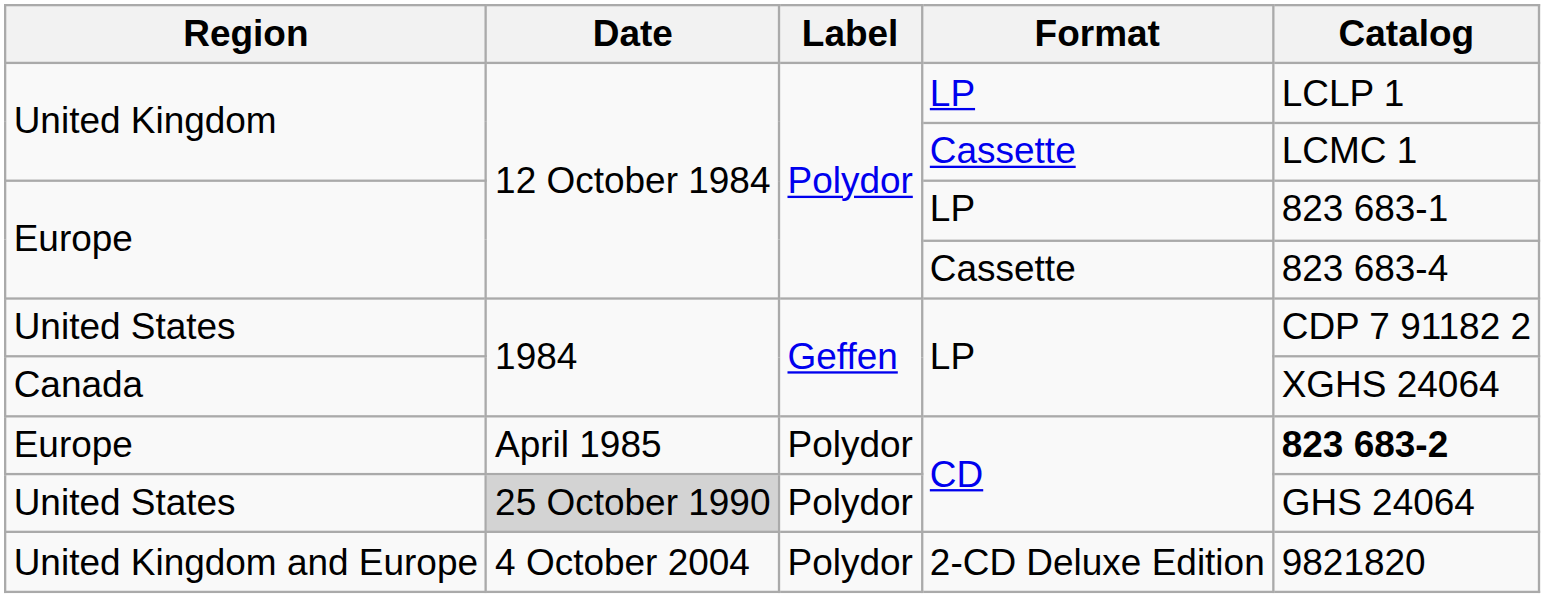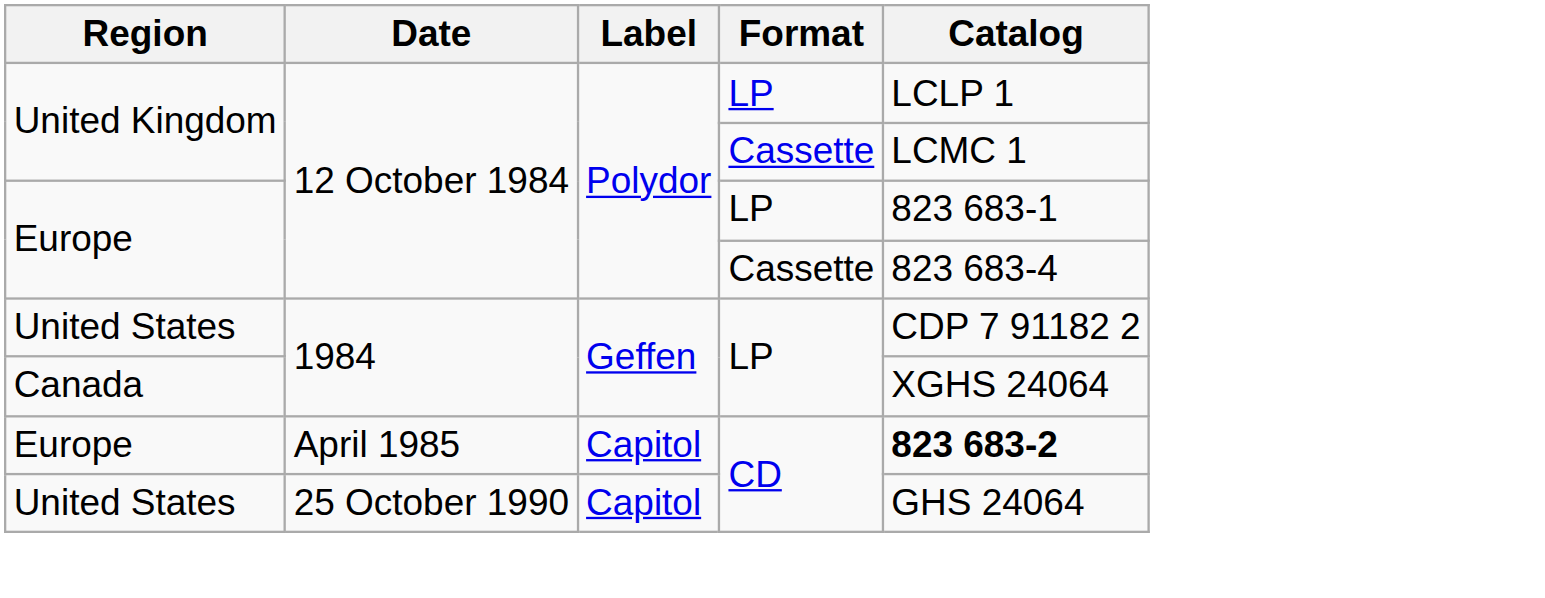(850, 444) Polydor -> (644, 444) Capitol
(633, 502) lightgrey background -> (431, 502) no background
(850, 502) Polydor -> (644, 502) Capitol
- row: (246, 561)
